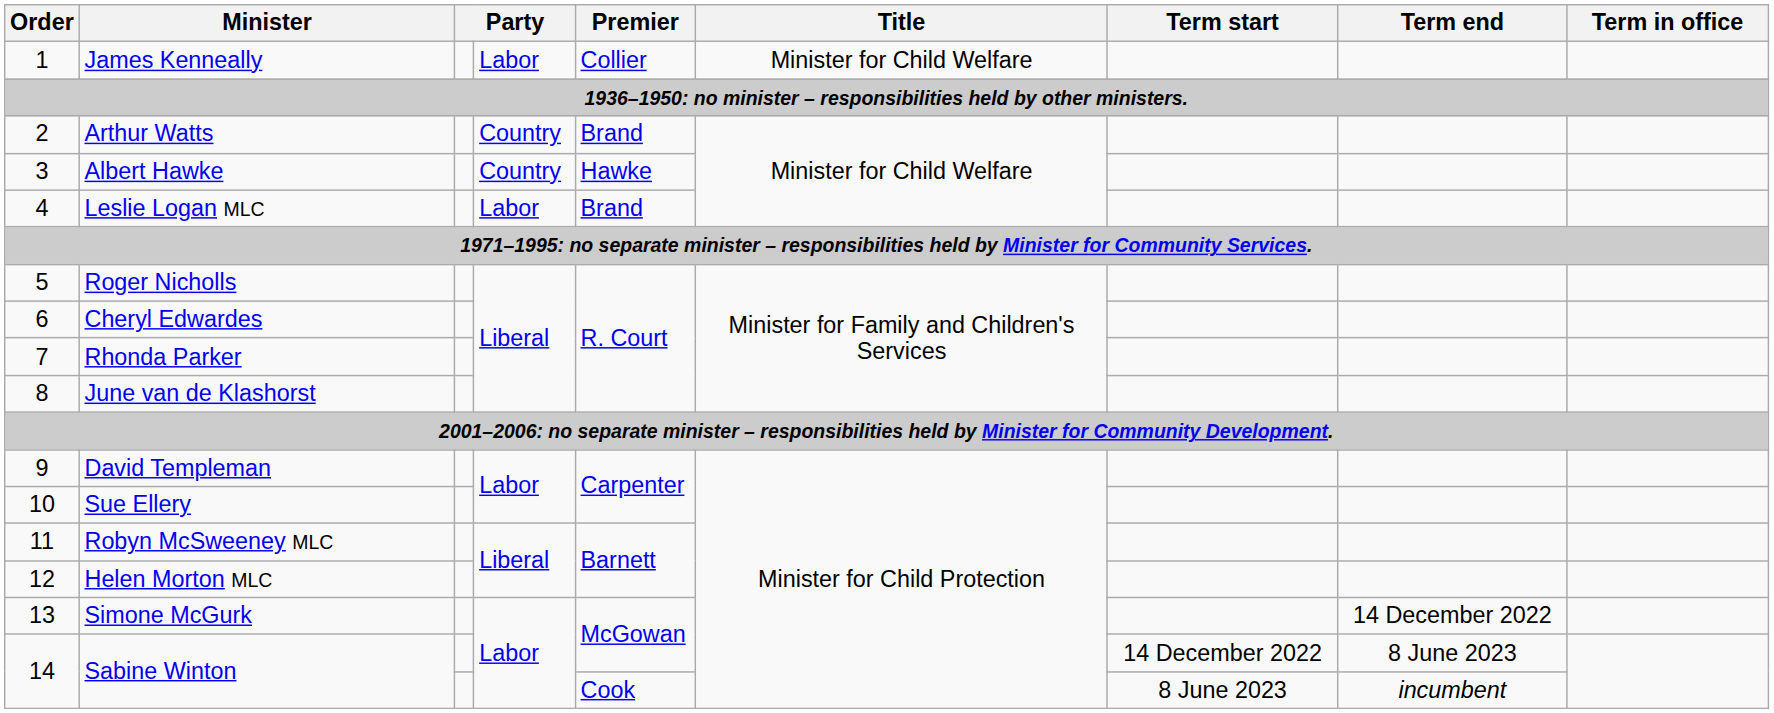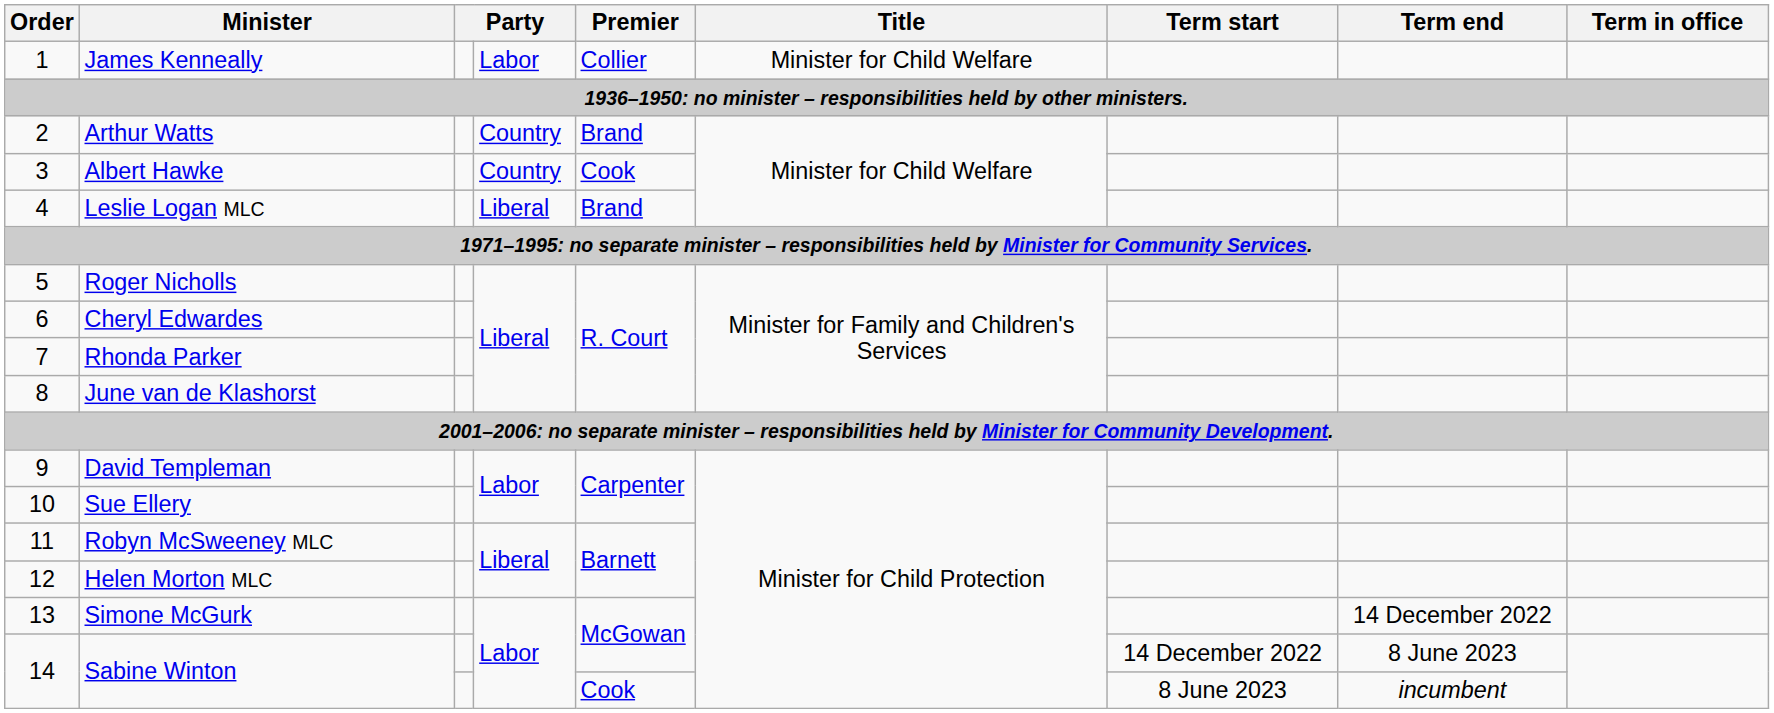(616, 171) Hawke -> (608, 171) Cook
(509, 208) Labor -> (514, 208) Liberal
